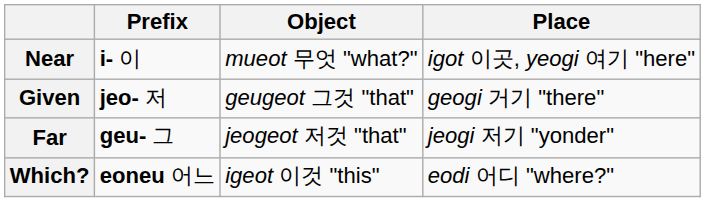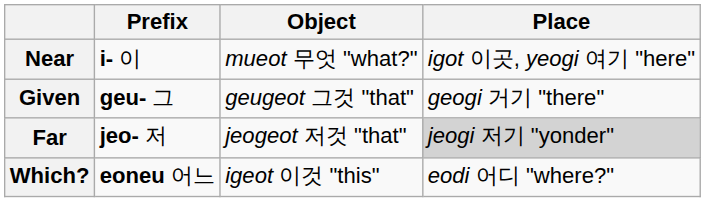(133, 97) jeo- 저 -> (137, 97) geu- 그
(137, 136) geu- 그 -> (133, 136) jeo- 저
(521, 136) no background -> (521, 136) lightgrey background
